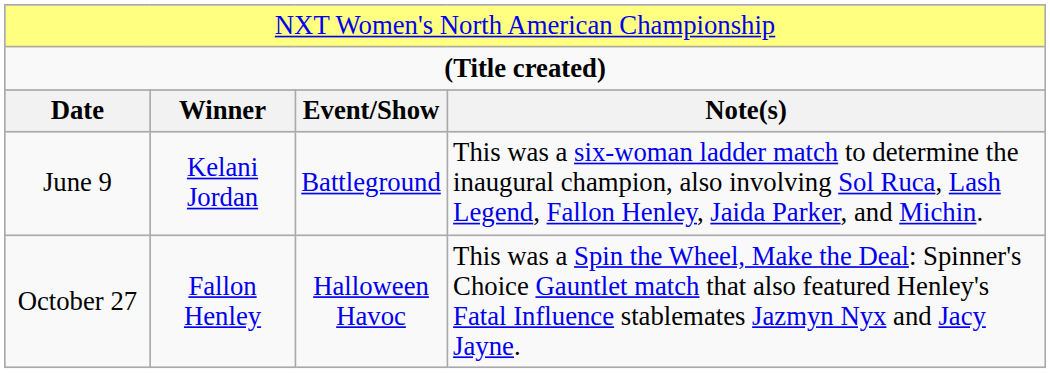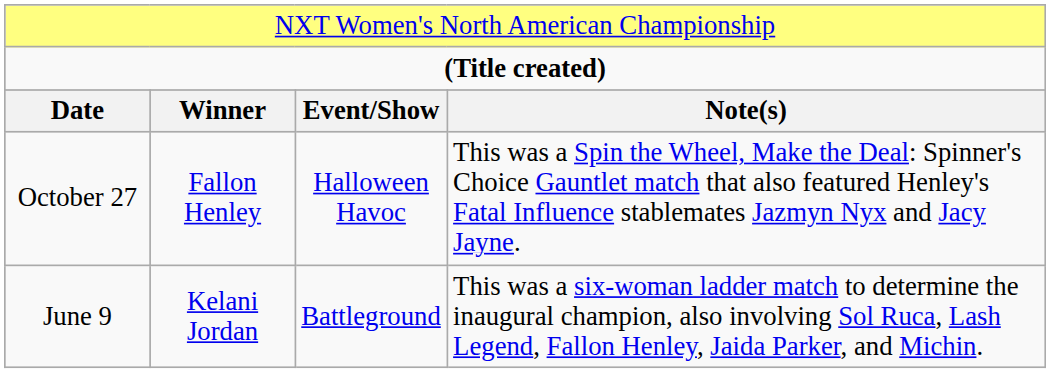rows swapped: (77, 182) <-> (77, 300)
